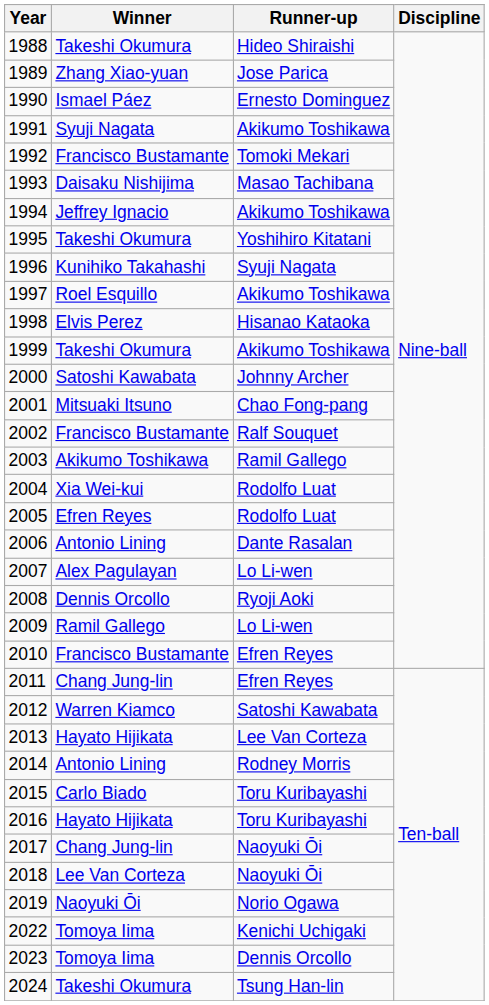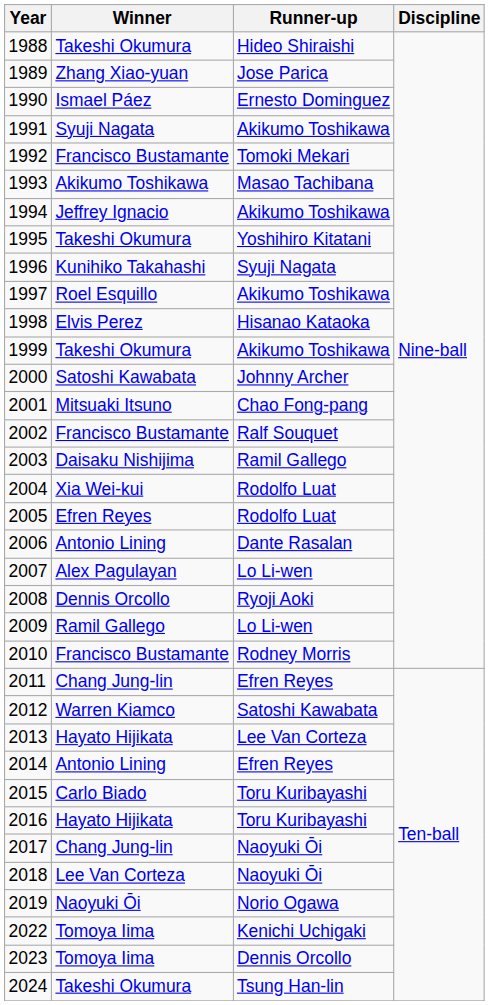(125, 184) Daisaku Nishijima -> (132, 184) Akikumo Toshikawa
(132, 460) Akikumo Toshikawa -> (125, 460) Daisaku Nishijima
(285, 654) Efren Reyes -> (294, 654) Rodney Morris
(294, 765) Rodney Morris -> (285, 765) Efren Reyes
